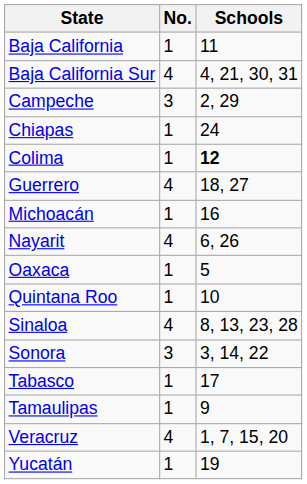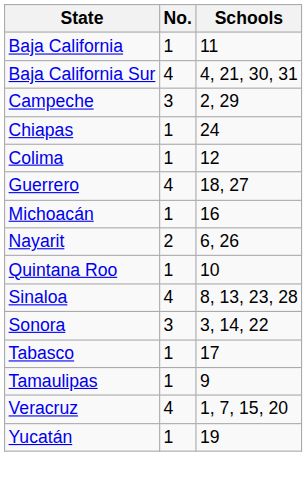(210, 158) bold -> (210, 158) normal
(168, 241) 4 -> (168, 241) 2
- row: (39, 269)
